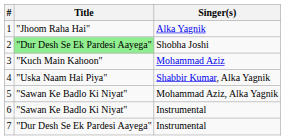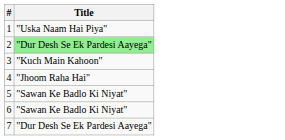- column: (217, 12)
(53, 29) "Jhoom Raha Hai" -> (62, 29) "Uska Naam Hai Piya"
(62, 77) "Uska Naam Hai Piya" -> (53, 77) "Jhoom Raha Hai"
